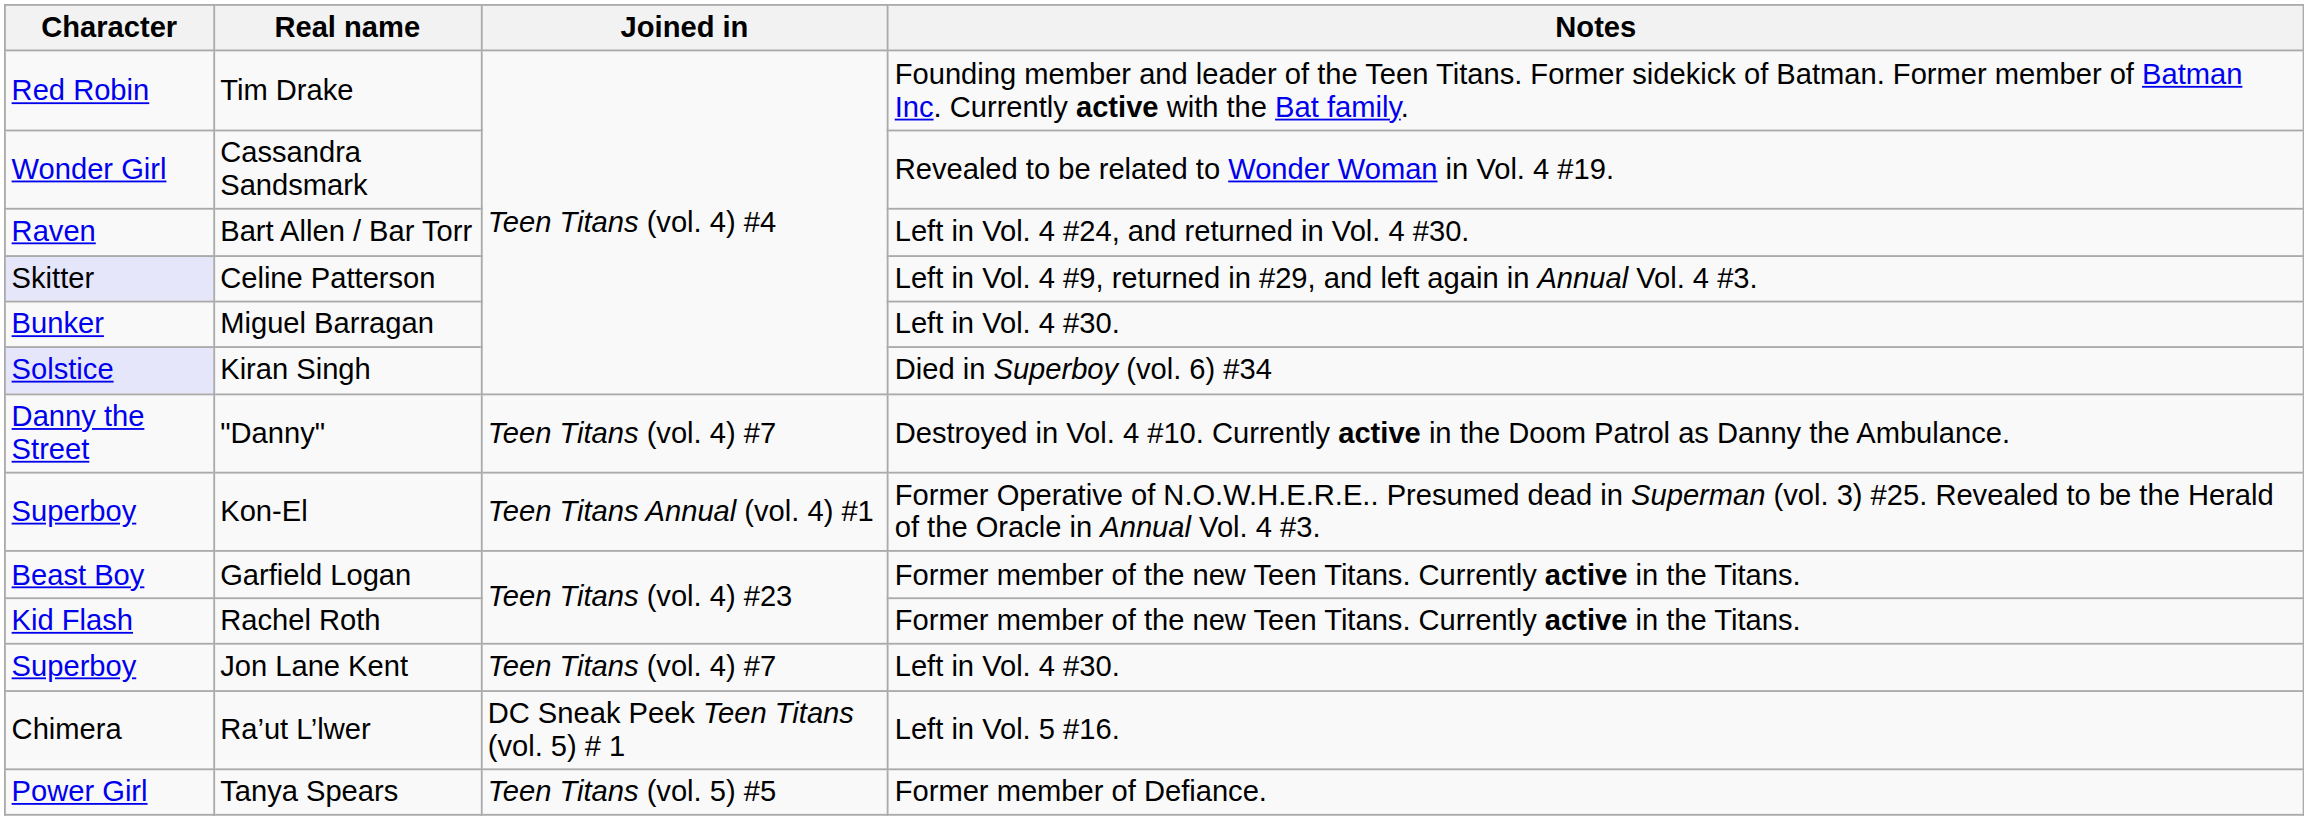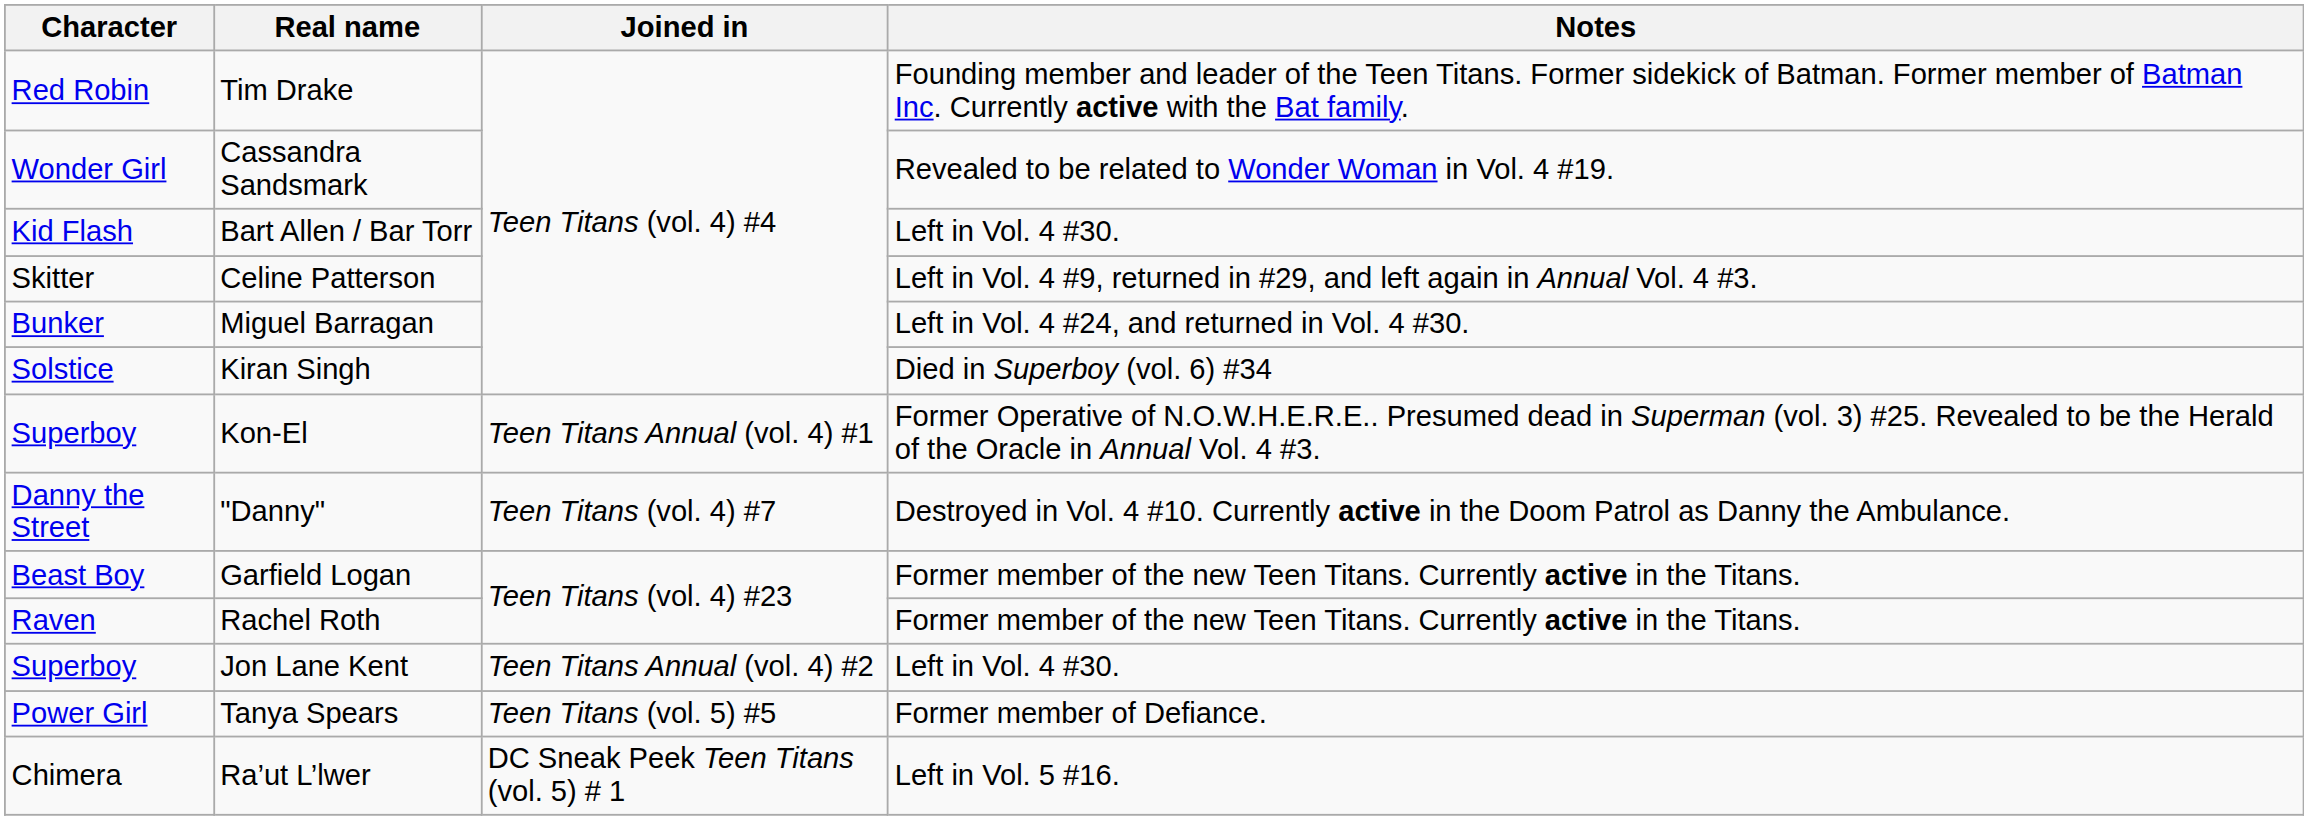(54, 231) Raven -> (72, 231) Kid Flash
(1182, 231) Left in Vol. 4 #24, and returned in Vol. 4 #30. -> (1007, 231) Left in Vol. 4 #30.
(53, 277) lavender background -> (53, 277) no background
(1007, 324) Left in Vol. 4 #30. -> (1182, 324) Left in Vol. 4 #24, and returned in Vol. 4 #30.
(63, 370) lavender background -> (63, 370) no background
rows swapped: (264, 511) <-> (273, 432)
(72, 620) Kid Flash -> (54, 620) Raven
(632, 666) Teen Titans (vol. 4) #7 -> (681, 666) Teen Titans Annual (vol. 4) #2
rows swapped: (295, 729) <-> (309, 791)
